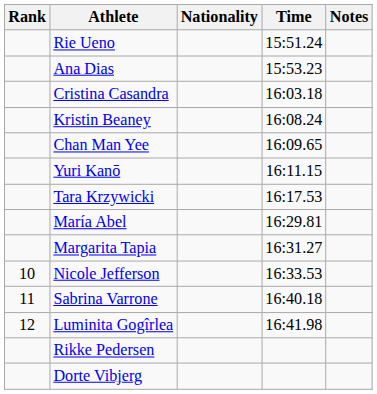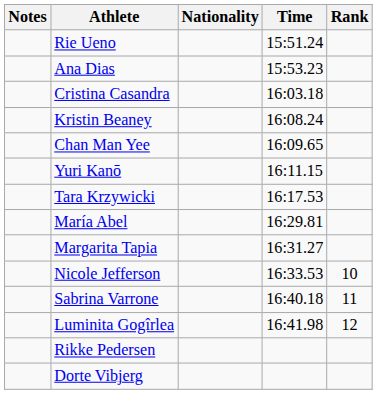columns swapped: (27, 17) <-> (349, 17)
